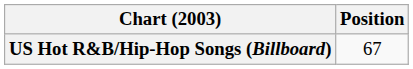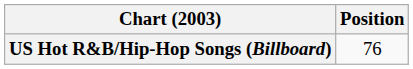(372, 49) 67 -> (372, 49) 76
